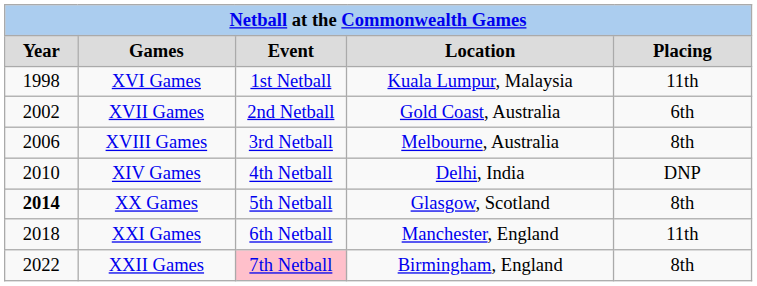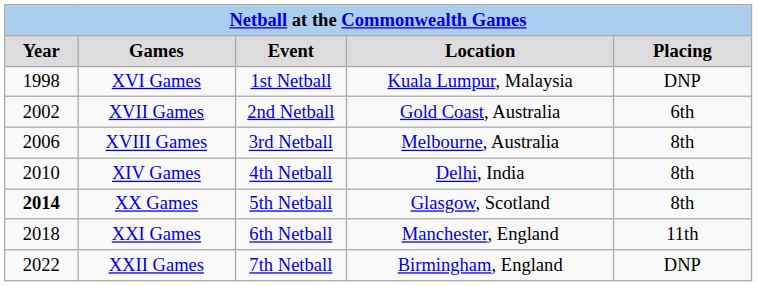(682, 81) 11th -> (682, 81) DNP
(682, 173) DNP -> (682, 173) 8th
(291, 265) pink background -> (291, 265) no background
(682, 265) 8th -> (682, 265) DNP
